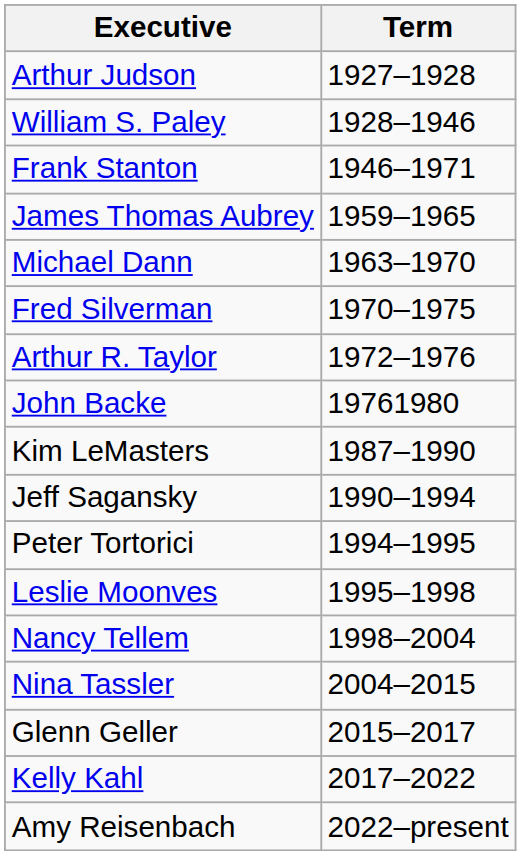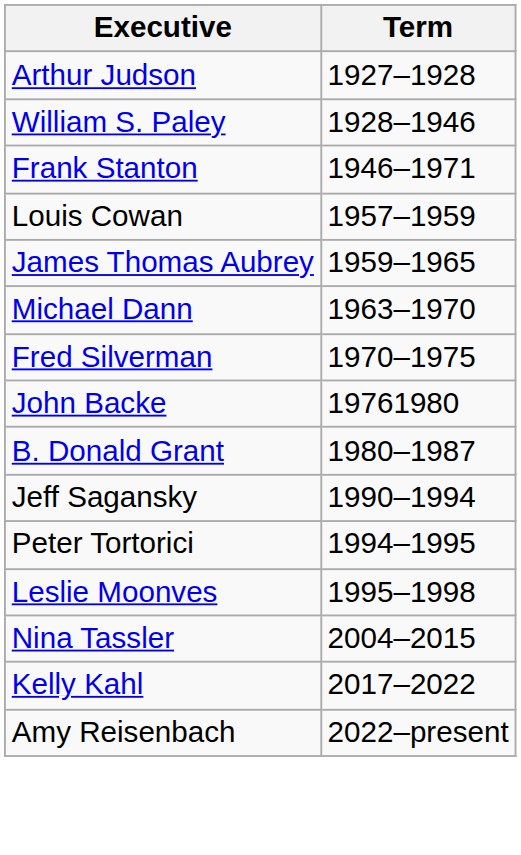+ row: (97, 215)
- row: (114, 356)
+ row: (118, 450)
- row: (110, 450)
- row: (100, 638)
- row: (95, 732)
